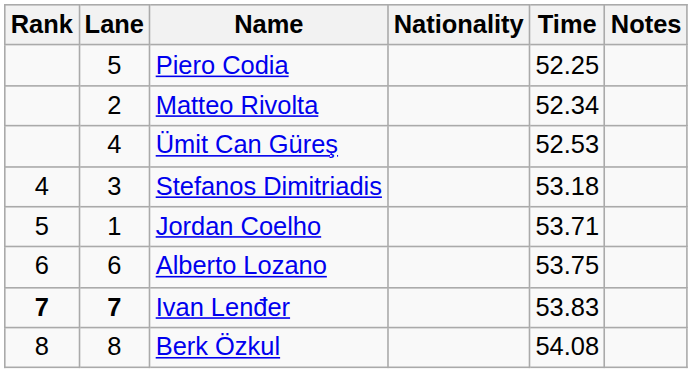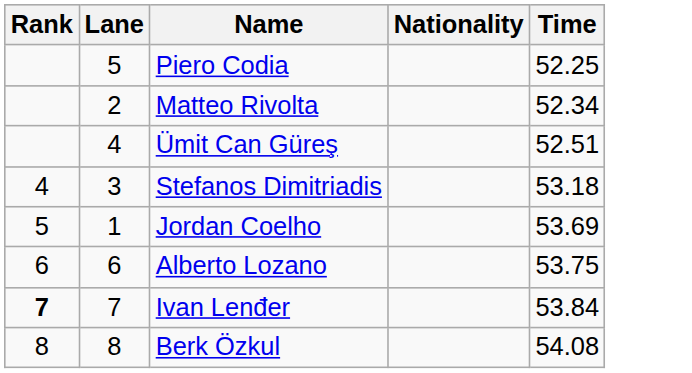- column: (646, 24)
(567, 145) 52.53 -> (567, 145) 52.51
(567, 226) 53.71 -> (567, 226) 53.69
(114, 307) bold -> (114, 307) normal
(567, 307) 53.83 -> (567, 307) 53.84
